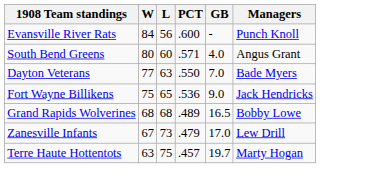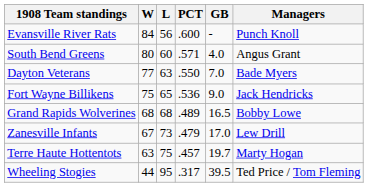+ row: (51, 172)
